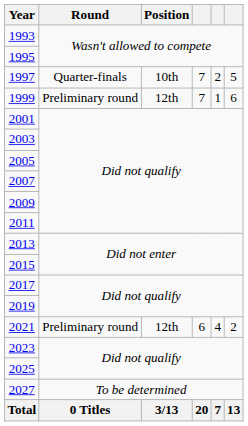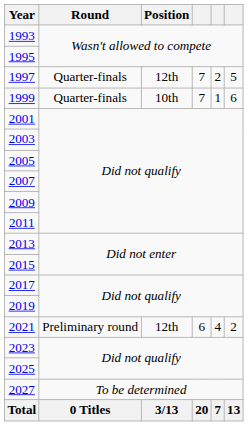(167, 77) 10th -> (167, 77) 12th
(90, 98) Preliminary round -> (90, 98) Quarter-finals
(167, 98) 12th -> (167, 98) 10th
